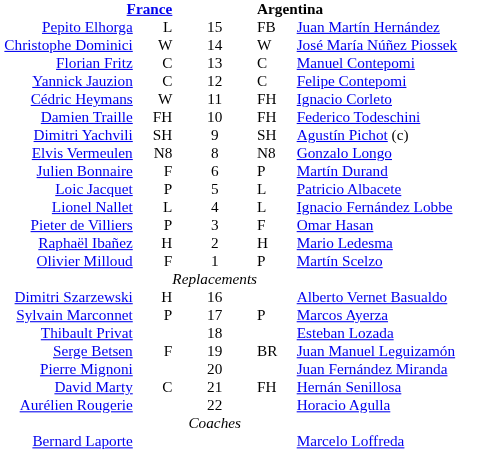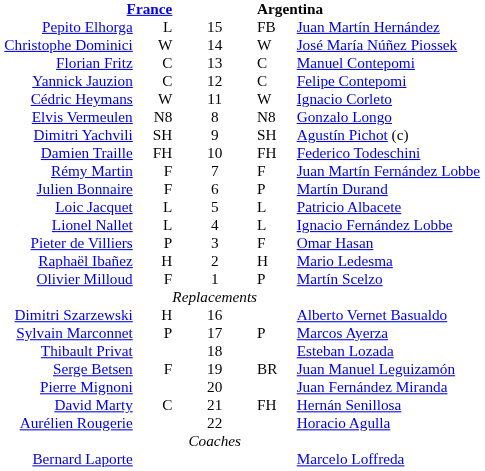(267, 99) FH -> (264, 99) W
rows swapped: (87, 117) <-> (82, 153)
+ row: (92, 171)
(168, 189) P -> (168, 207) L
